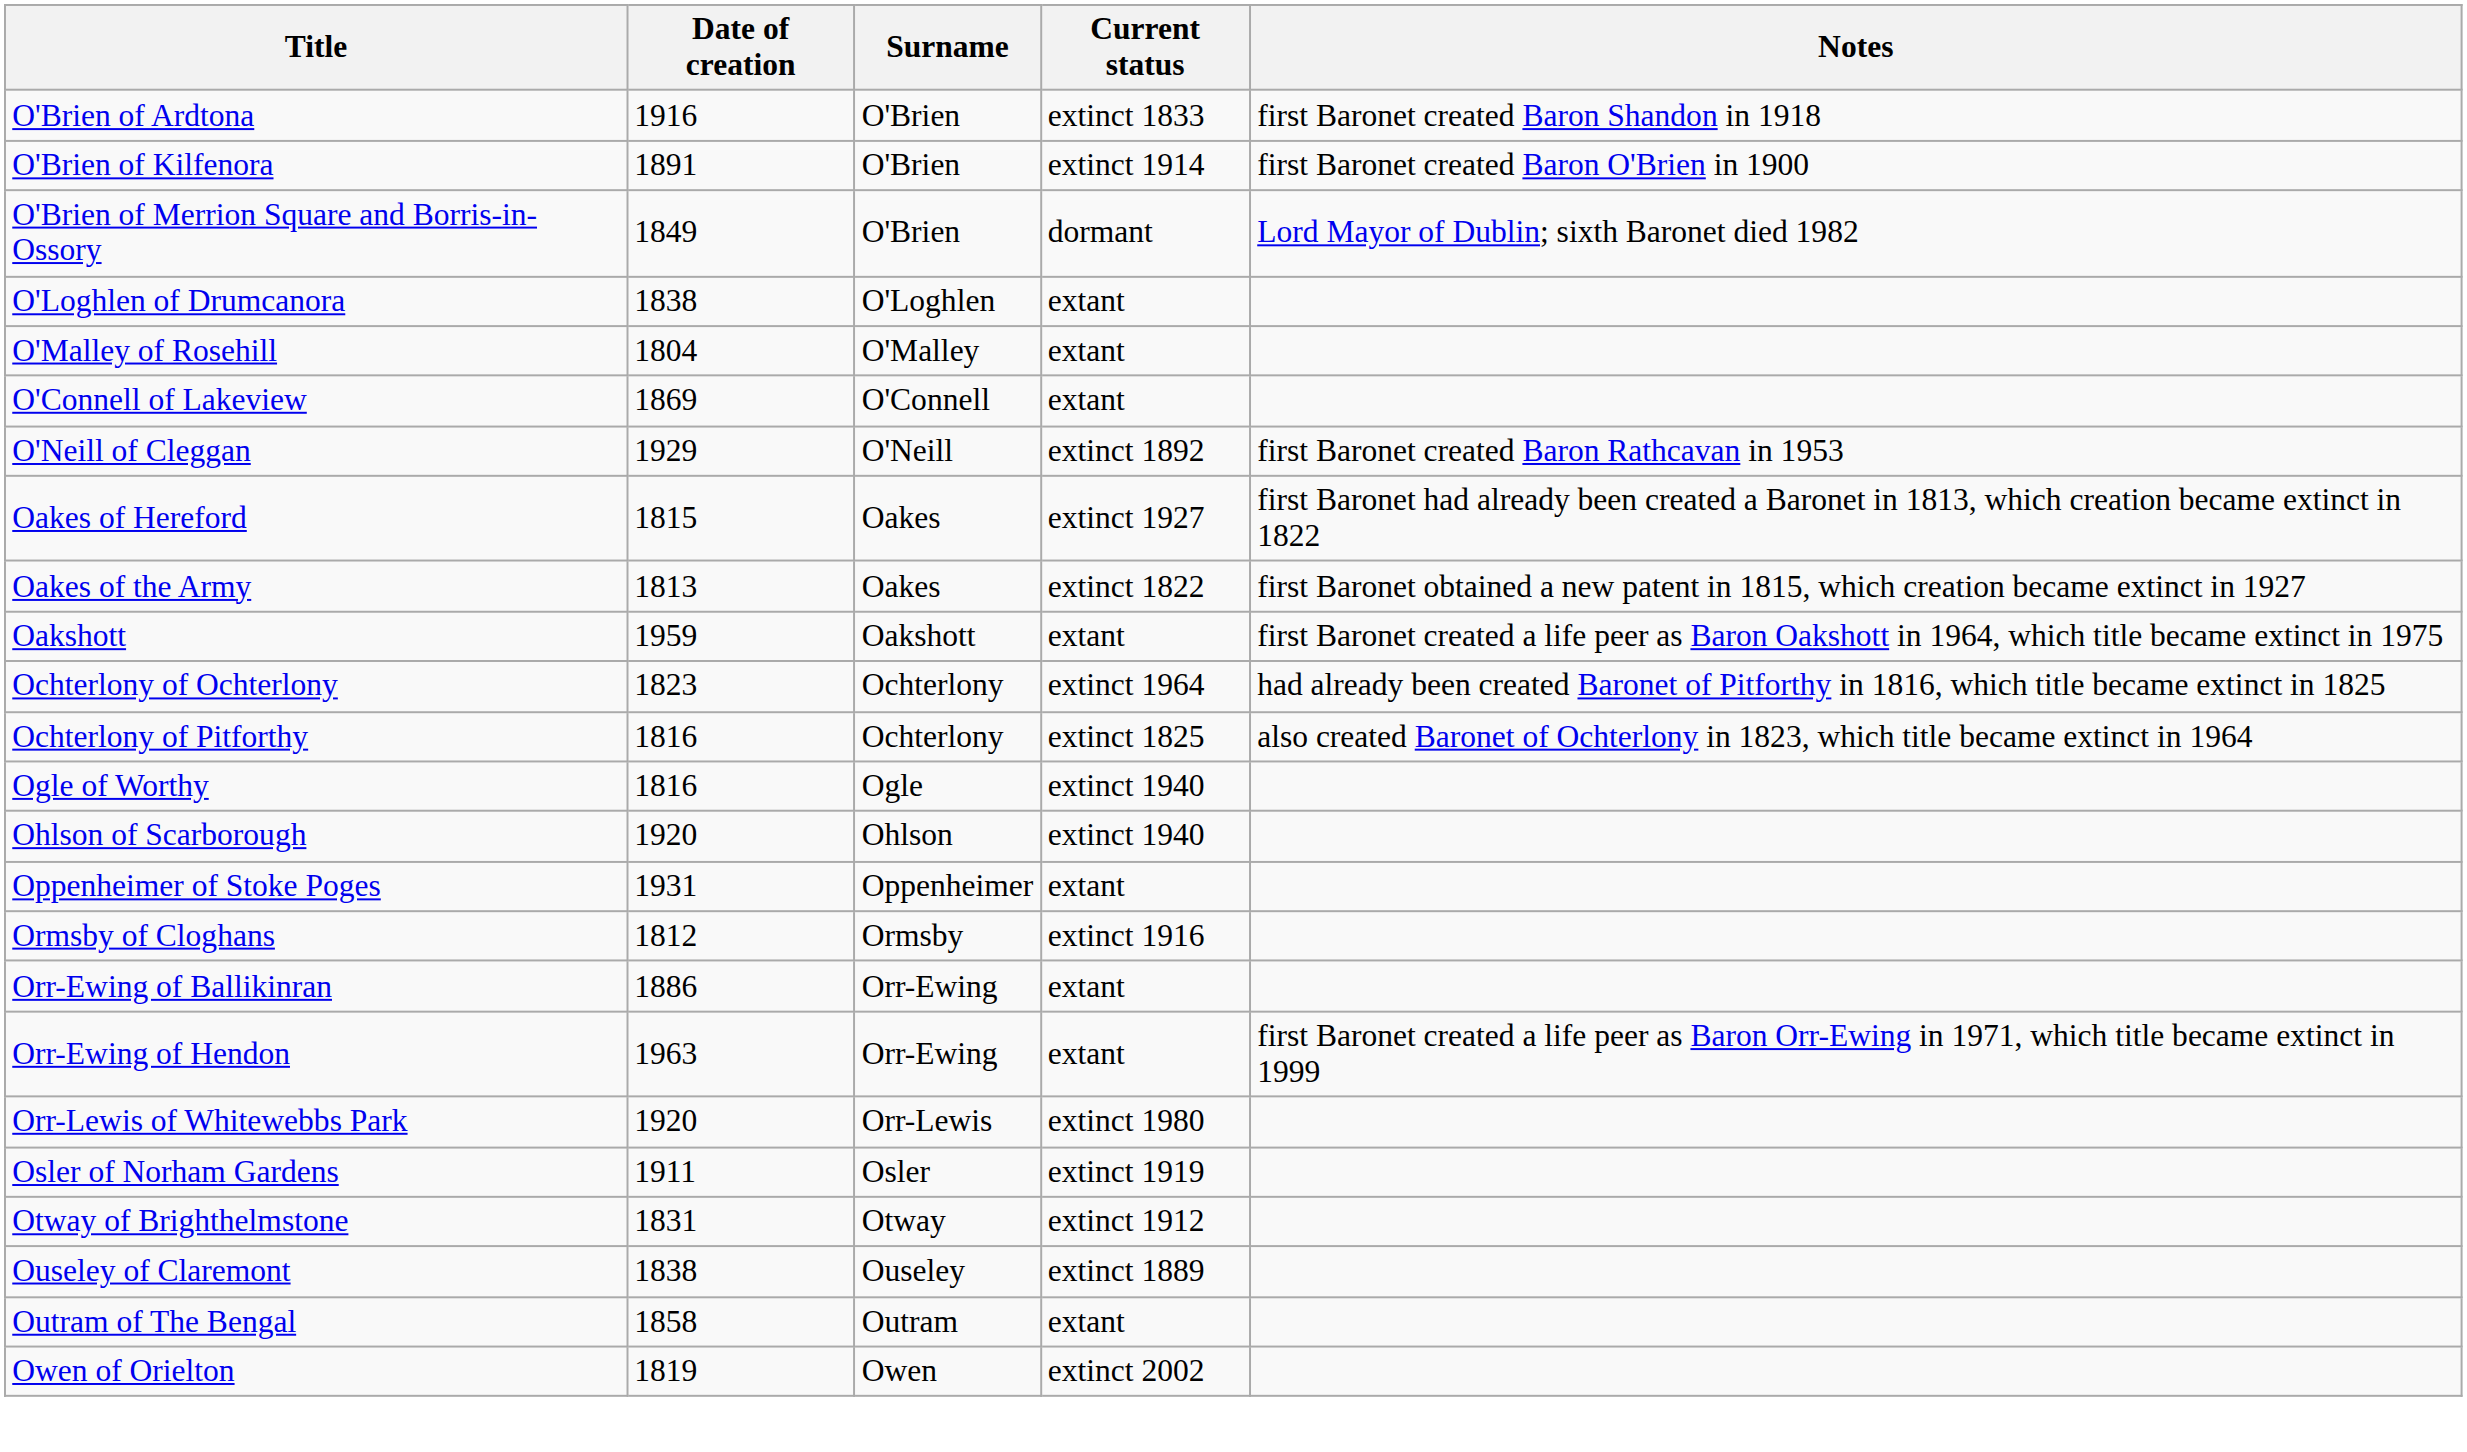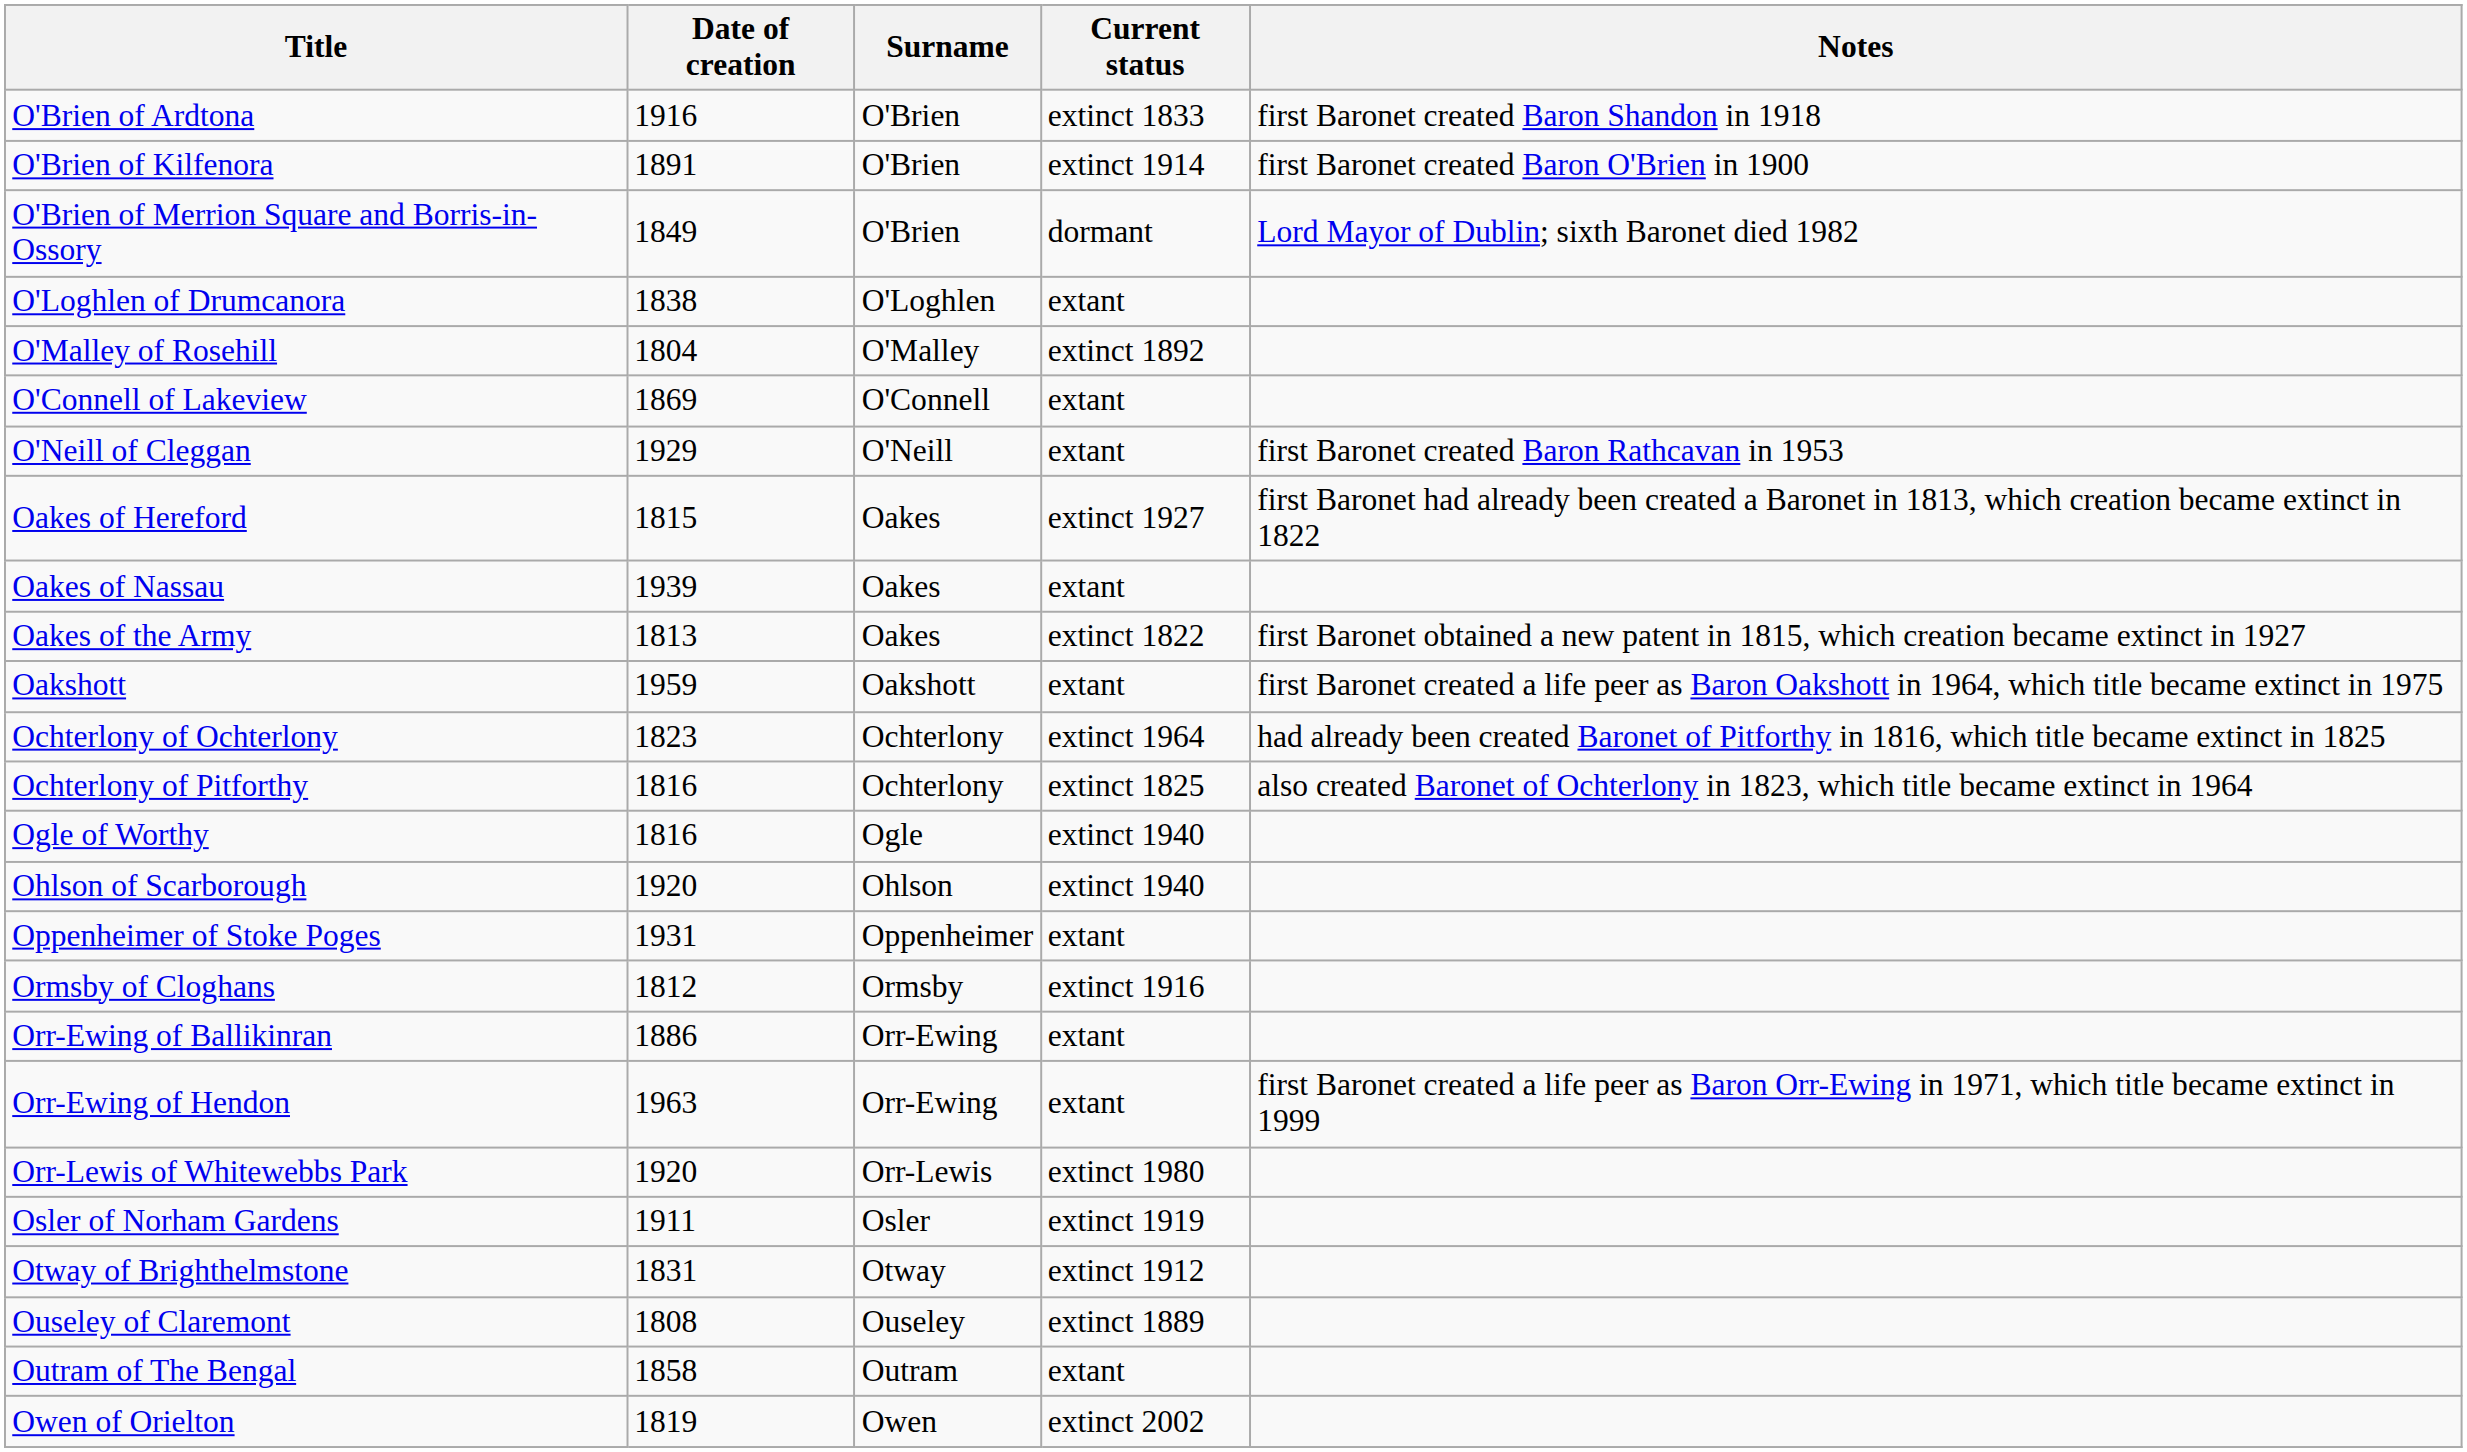(1086, 350) extant -> (1126, 350) extinct 1892
(1126, 450) extinct 1892 -> (1086, 450) extant
+ row: (118, 585)
(666, 1271) 1838 -> (666, 1321) 1808
